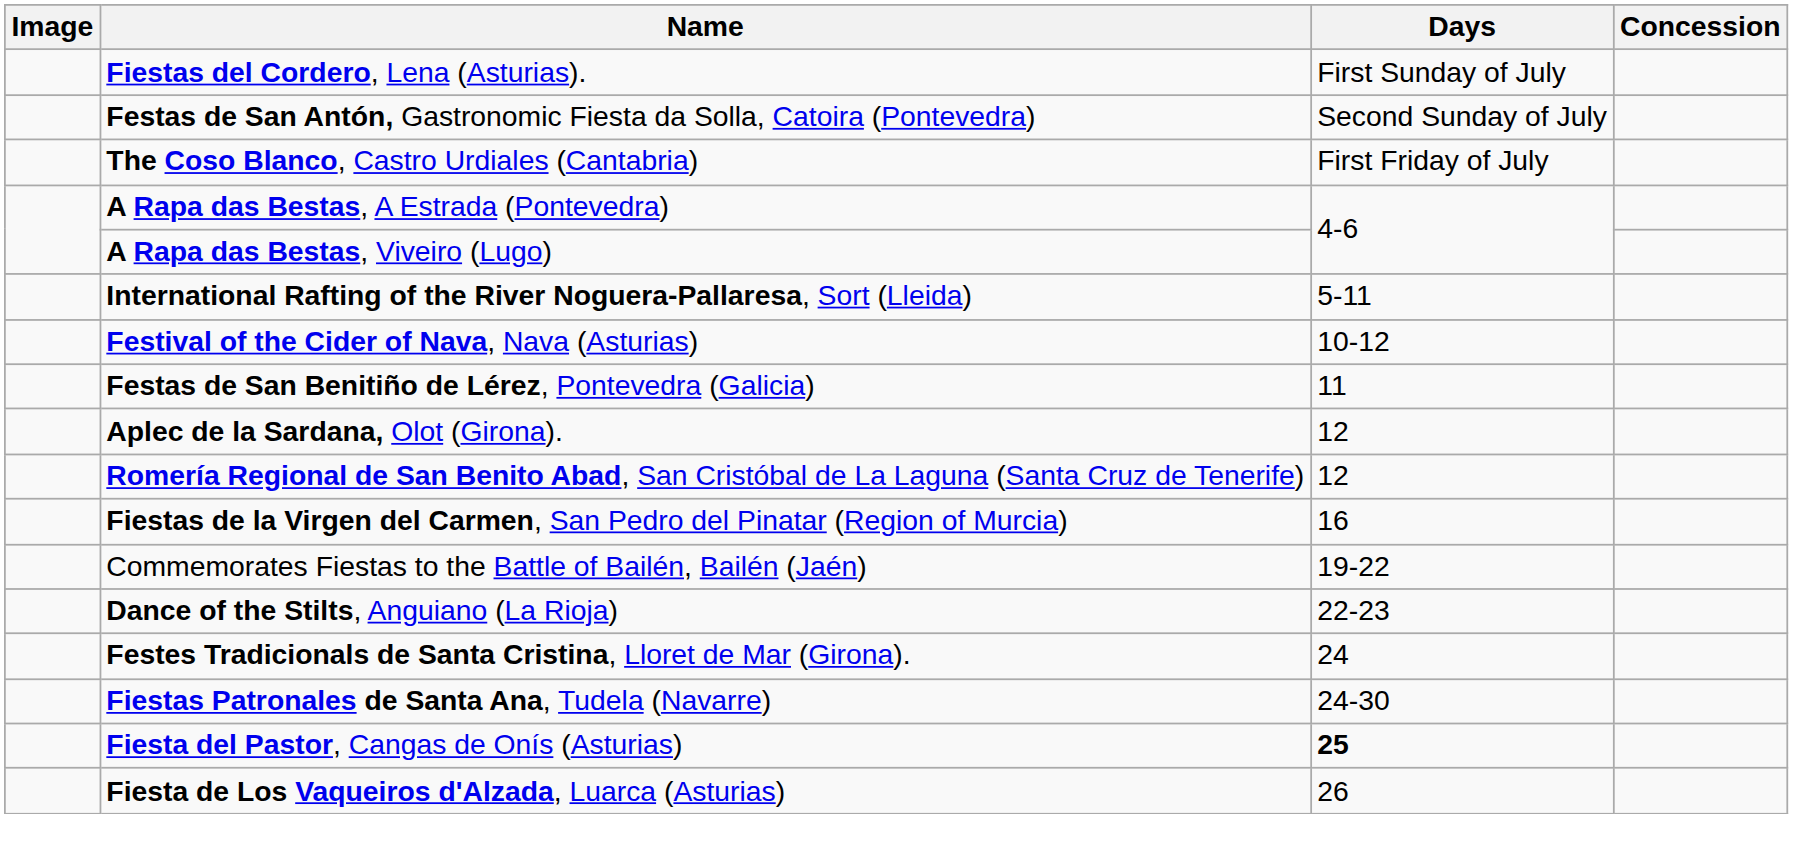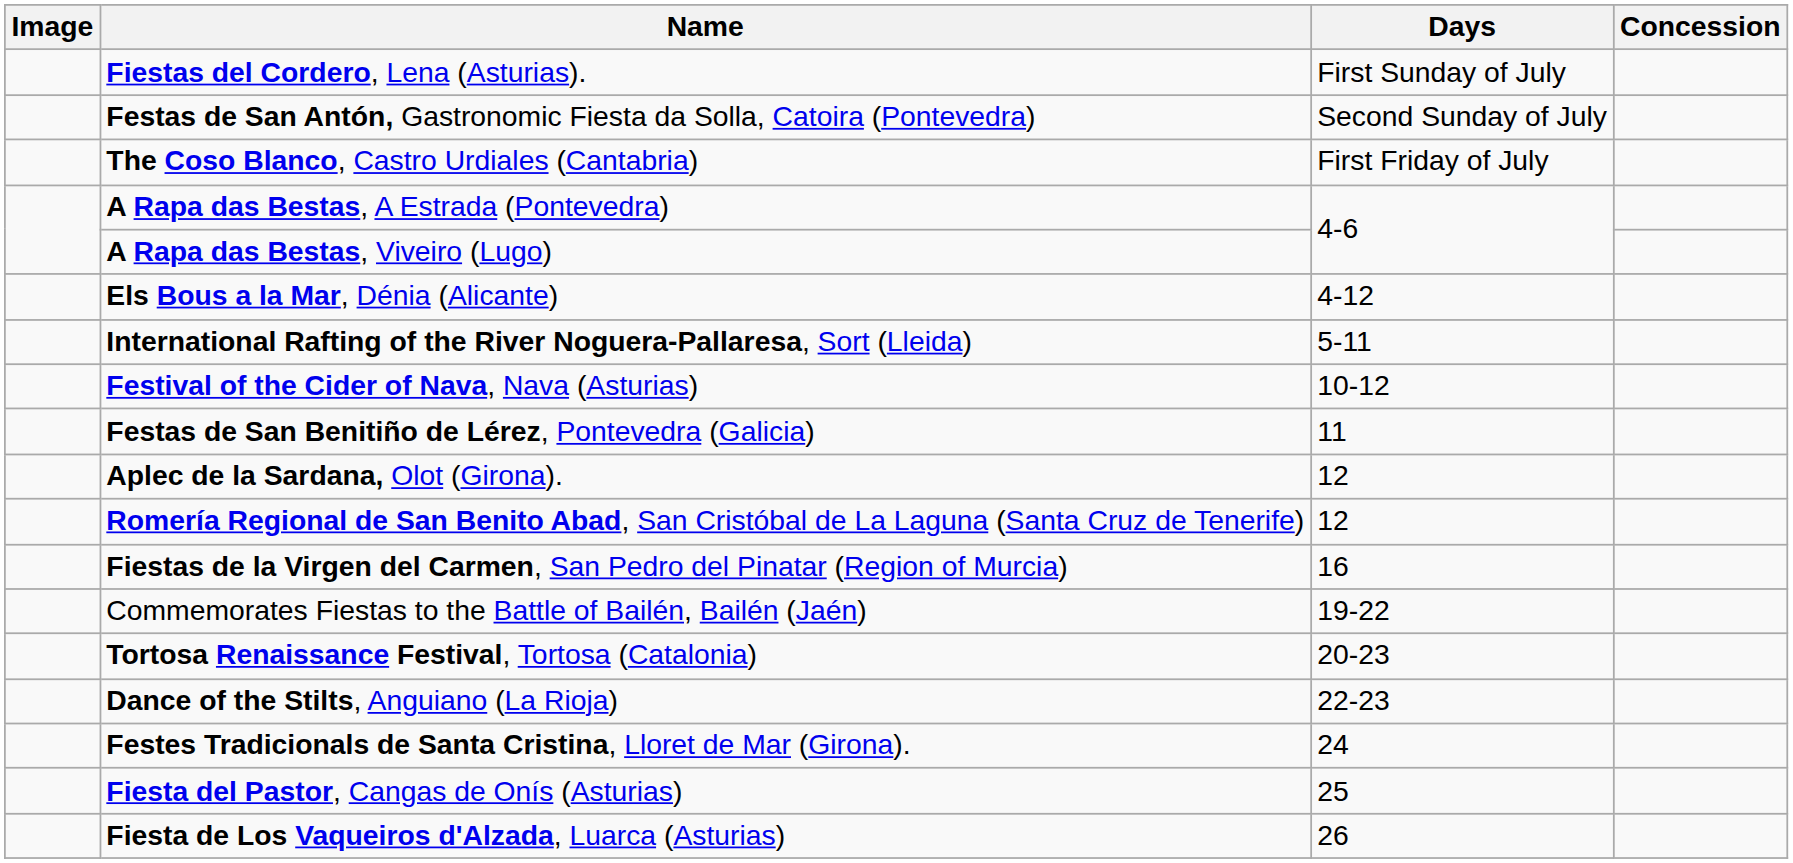+ row: (332, 296)
+ row: (432, 655)
- row: (439, 700)
(1333, 745) bold -> (1333, 790) normal
